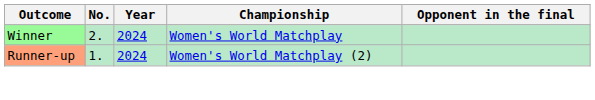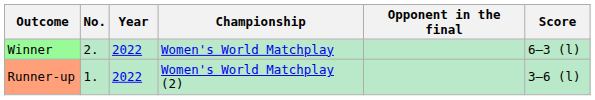+ column: (558, 22)
(132, 35) 2024 -> (127, 49) 2022
(132, 55) 2024 -> (127, 77) 2022
